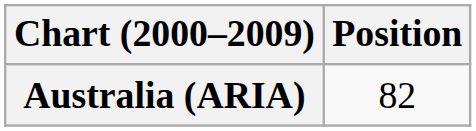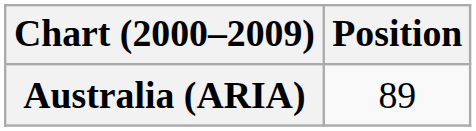(397, 94) 82 -> (397, 94) 89
